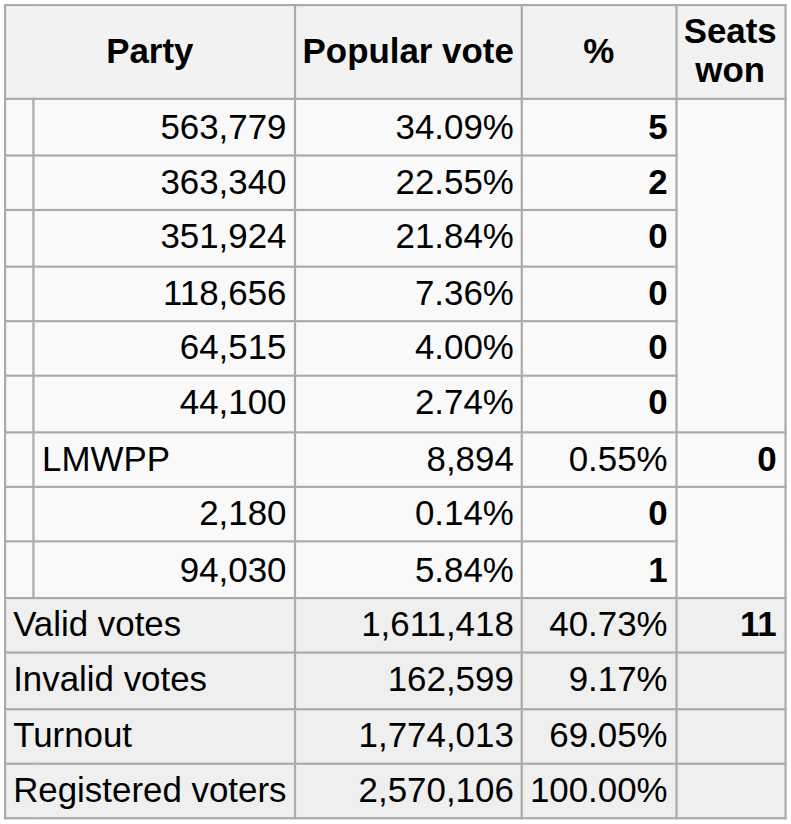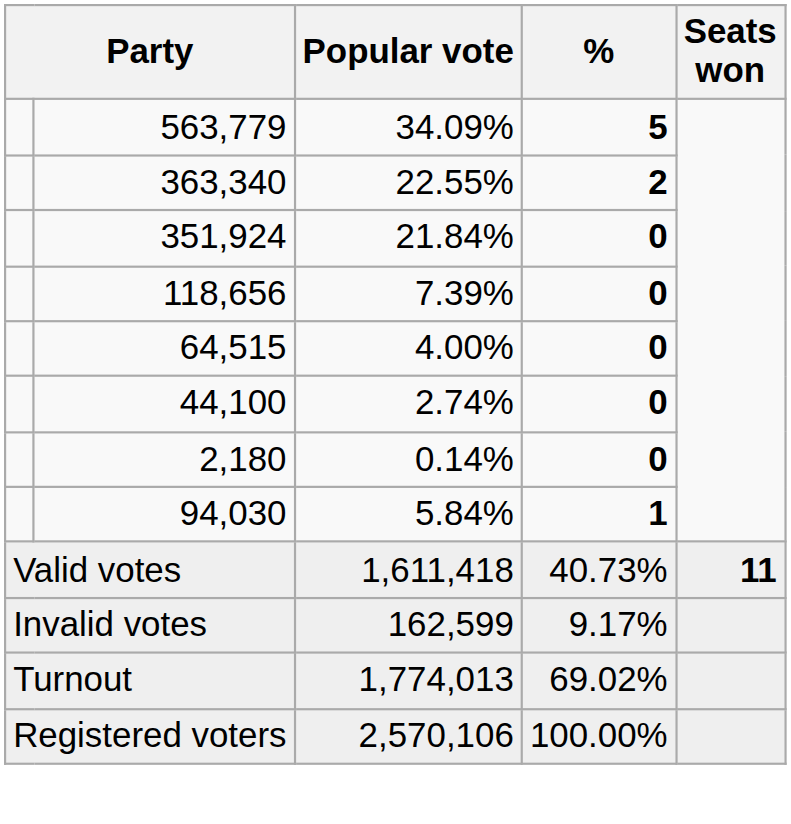(464, 292) 7.36% -> (464, 292) 7.39%
- row: (106, 458)
(608, 735) 69.05% -> (608, 679) 69.02%
